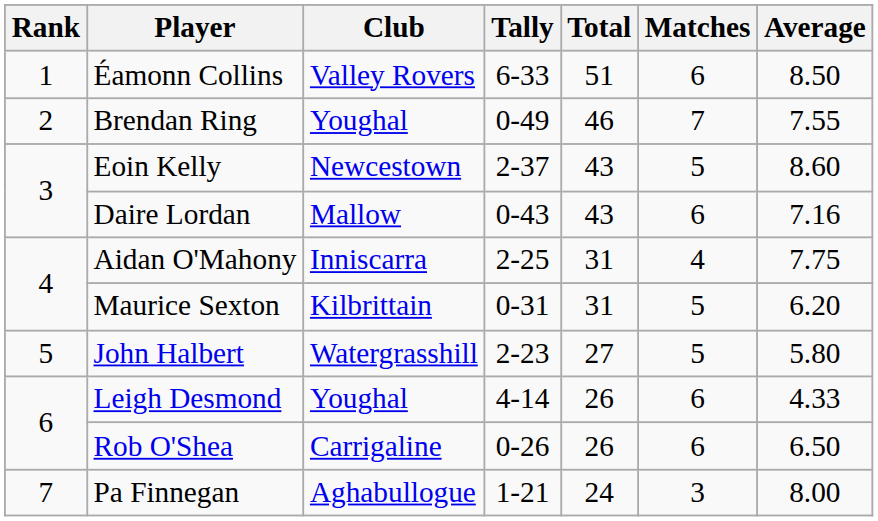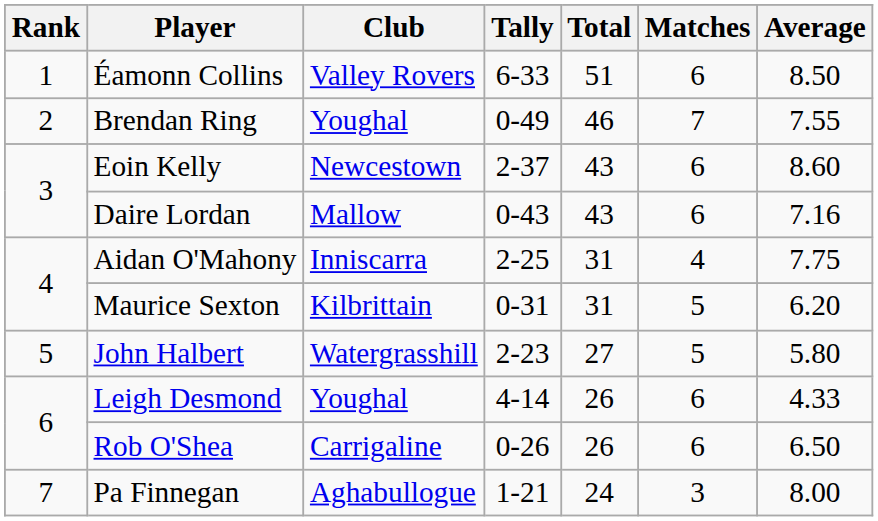(698, 167) 5 -> (698, 167) 6
